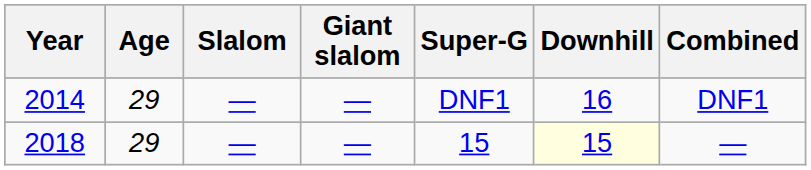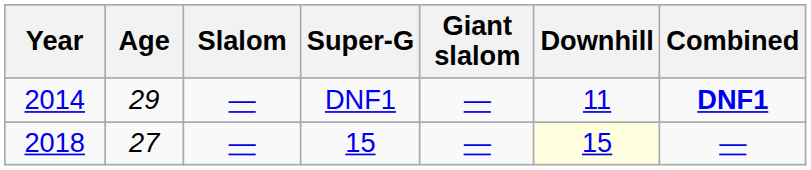columns swapped: (357, 41) <-> (474, 41)
(597, 99) 16 -> (597, 99) 11
(733, 99) normal -> (733, 99) bold
(144, 142) 29 -> (144, 142) 27
